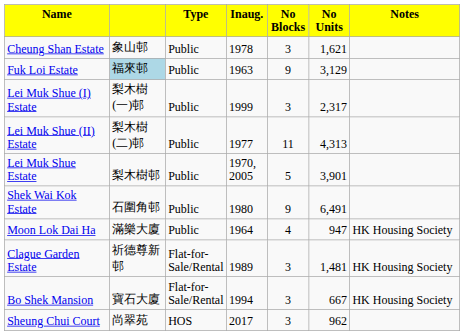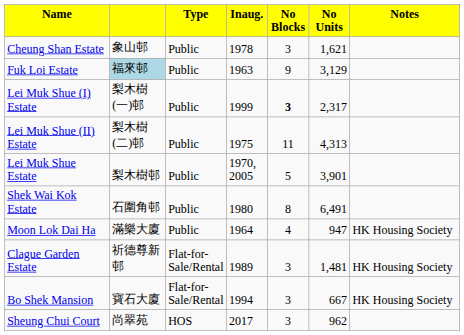(288, 107) normal -> (288, 107) bold
(241, 144) 1977 -> (241, 144) 1975
(288, 209) 9 -> (288, 209) 8
